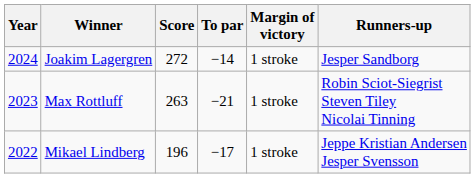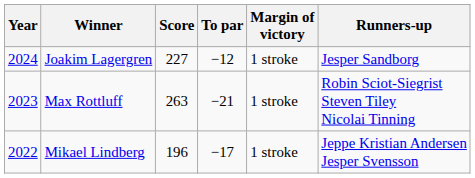(177, 59) 272 -> (177, 59) 227
(222, 59) −14 -> (222, 59) −12
